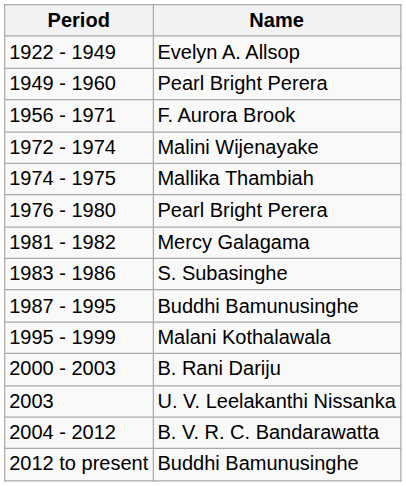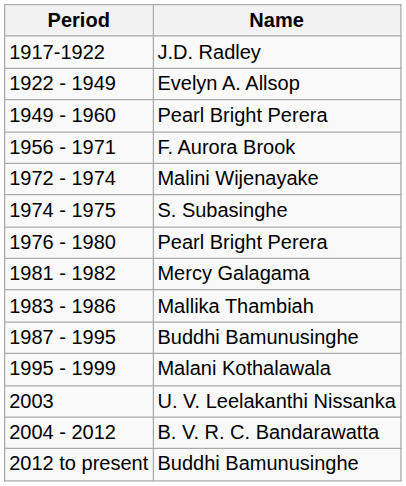+ row: (57, 52)
(236, 178) Mallika Thambiah -> (223, 210) S. Subasinghe
(223, 274) S. Subasinghe -> (236, 305) Mallika Thambiah
- row: (63, 369)
